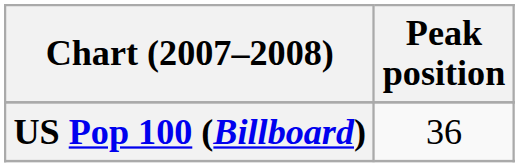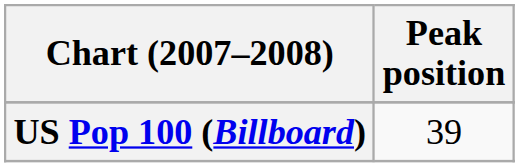(444, 131) 36 -> (444, 131) 39
